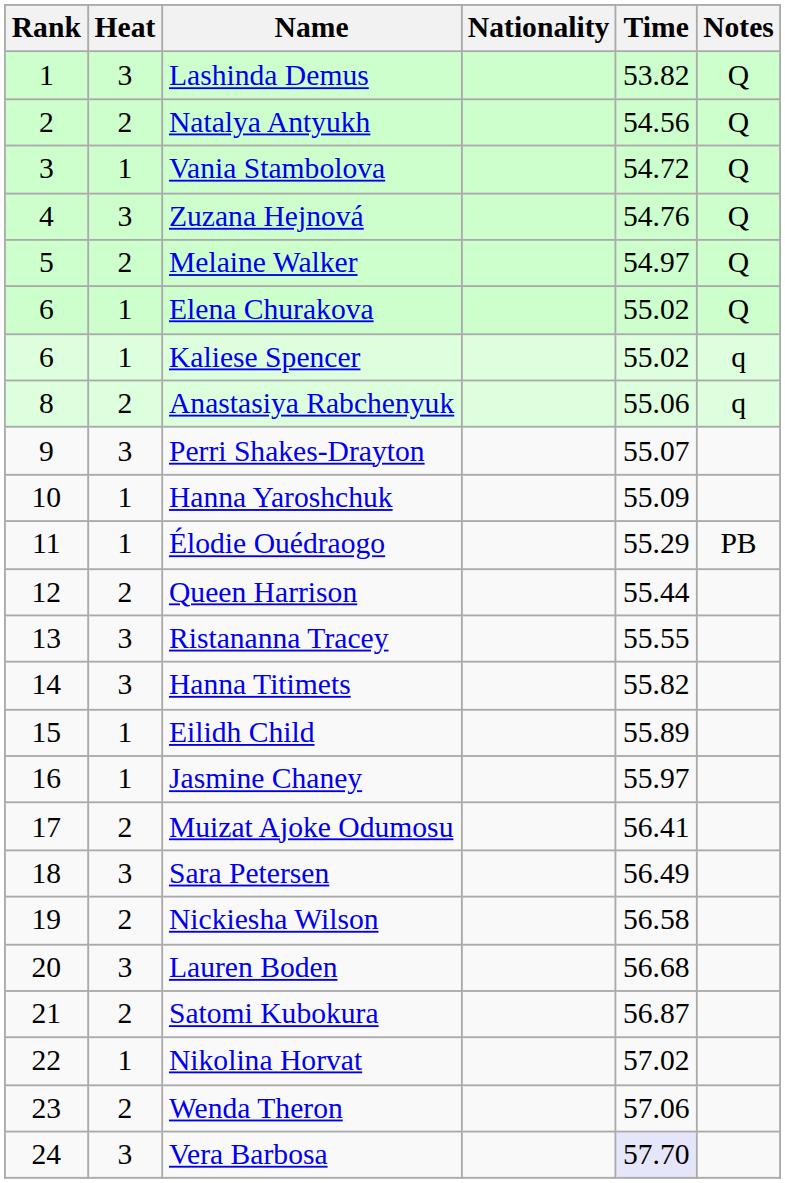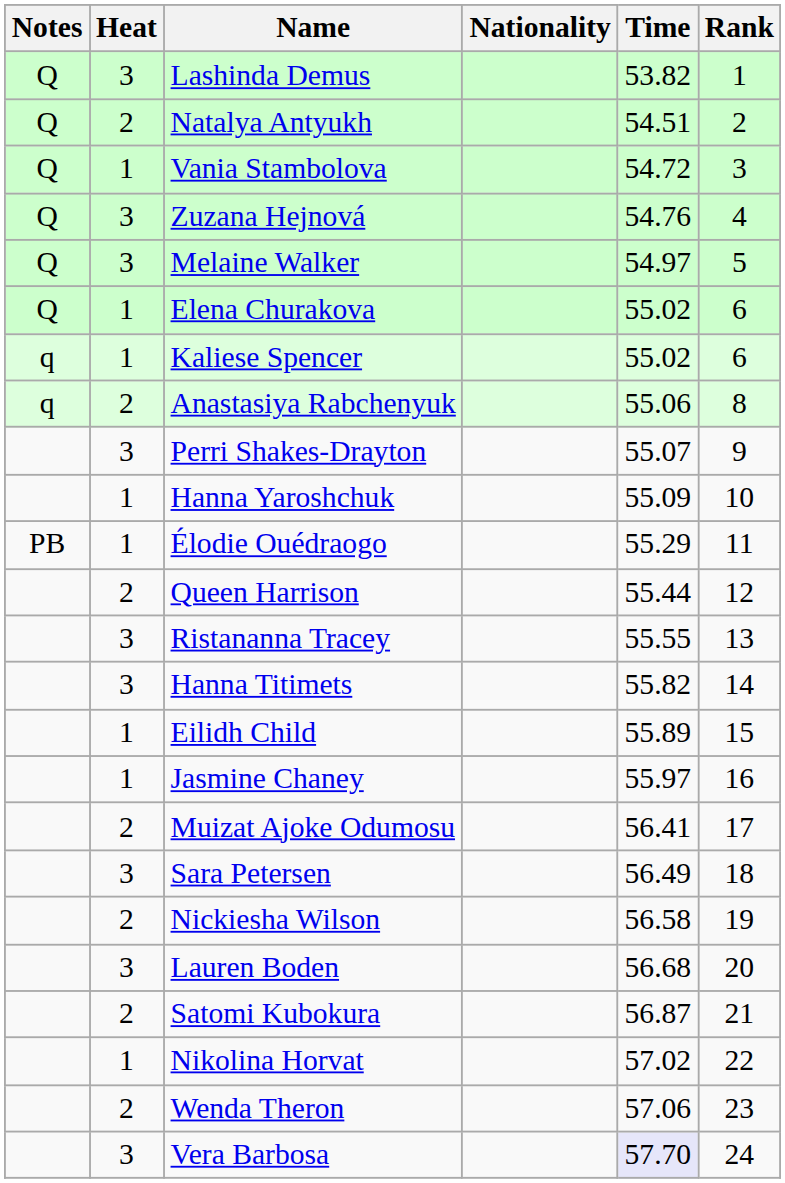columns swapped: (46, 27) <-> (739, 27)
(656, 121) 54.56 -> (658, 121) 54.51
(125, 262) 2 -> (127, 262) 3
